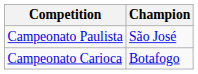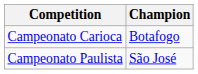rows swapped: (65, 58) <-> (65, 36)
